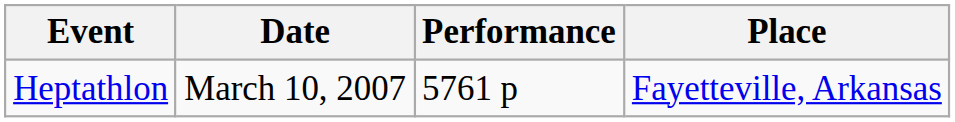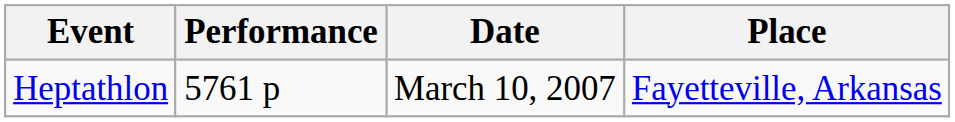columns swapped: (519, 32) <-> (295, 32)
